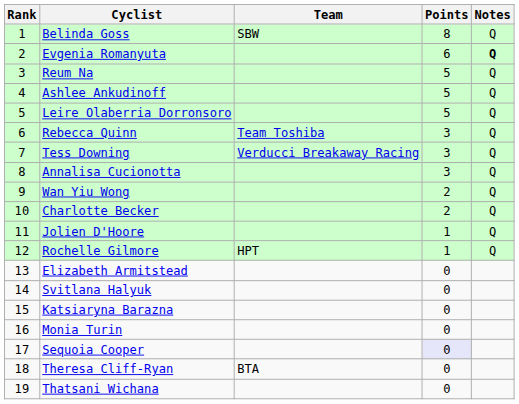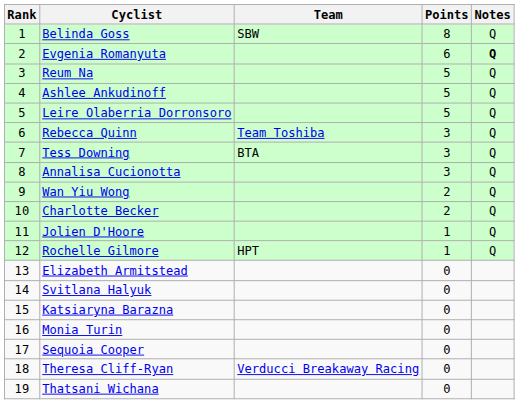(328, 152) Verducci Breakaway Racing -> (248, 152) BTA
(447, 349) lavender background -> (447, 349) no background
(248, 369) BTA -> (328, 369) Verducci Breakaway Racing
